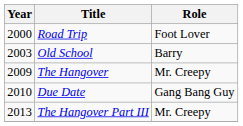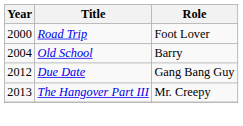(20, 53) 2003 -> (20, 53) 2004
- row: (73, 72)
(20, 92) 2010 -> (20, 72) 2012
